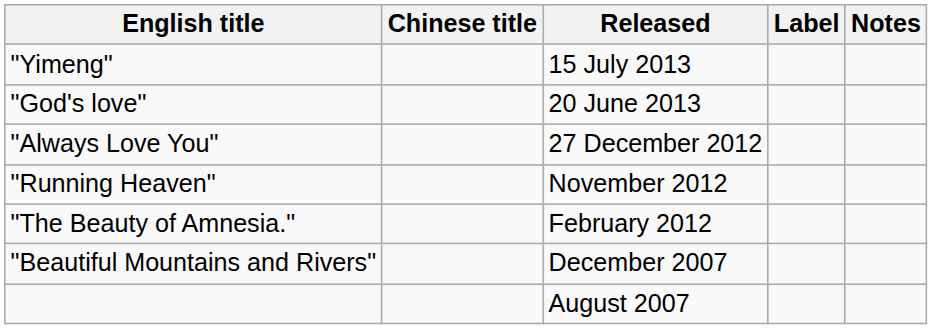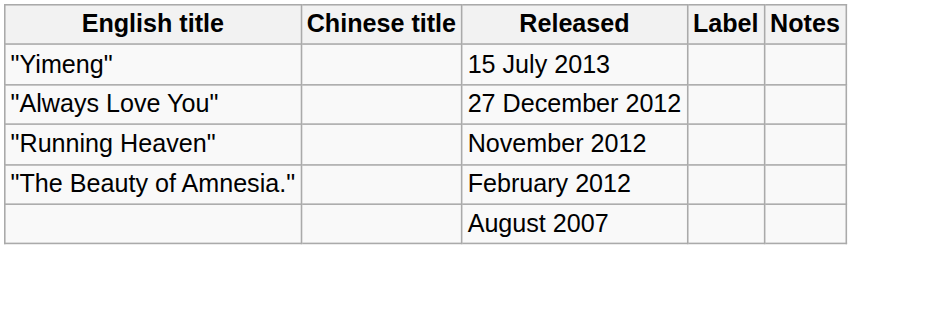- row: (78, 104)
- row: (193, 263)
